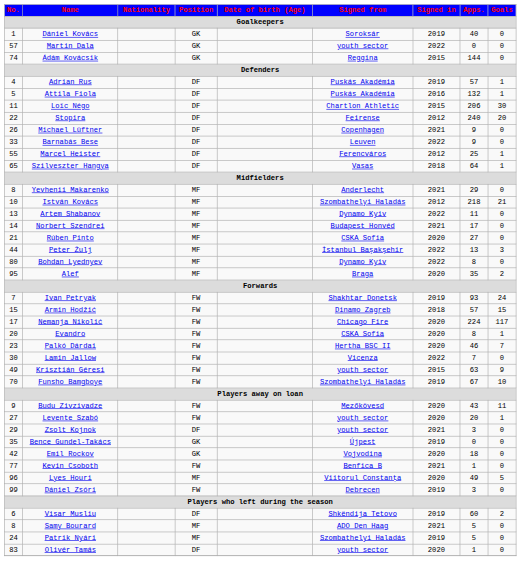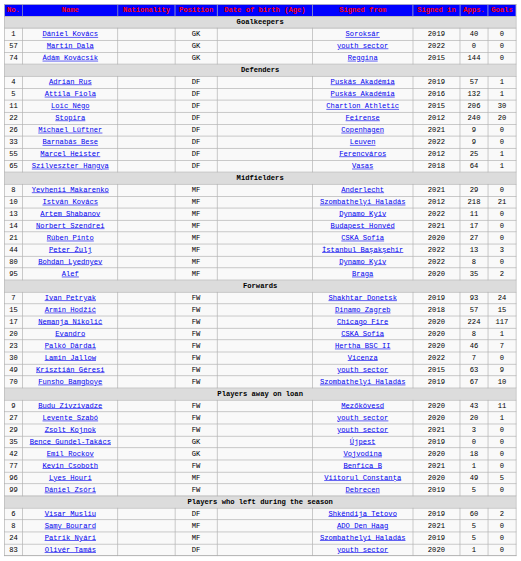(196, 430) DF -> (196, 430) FW
(474, 490) 3 -> (474, 490) 5
